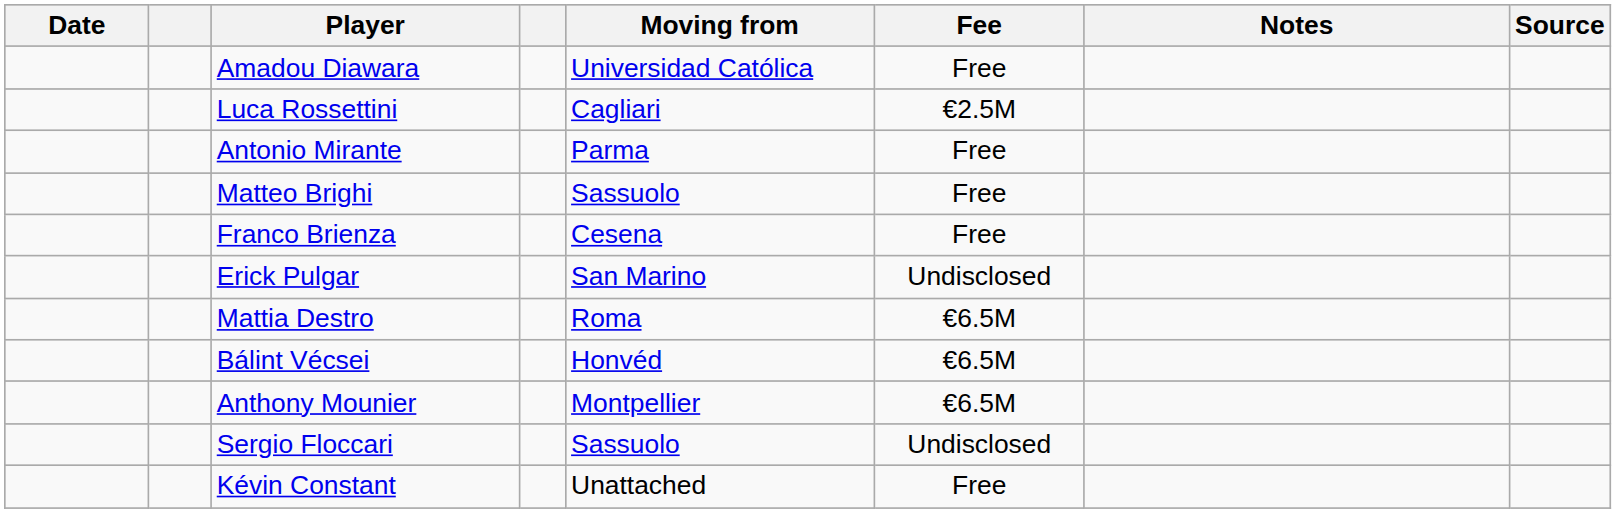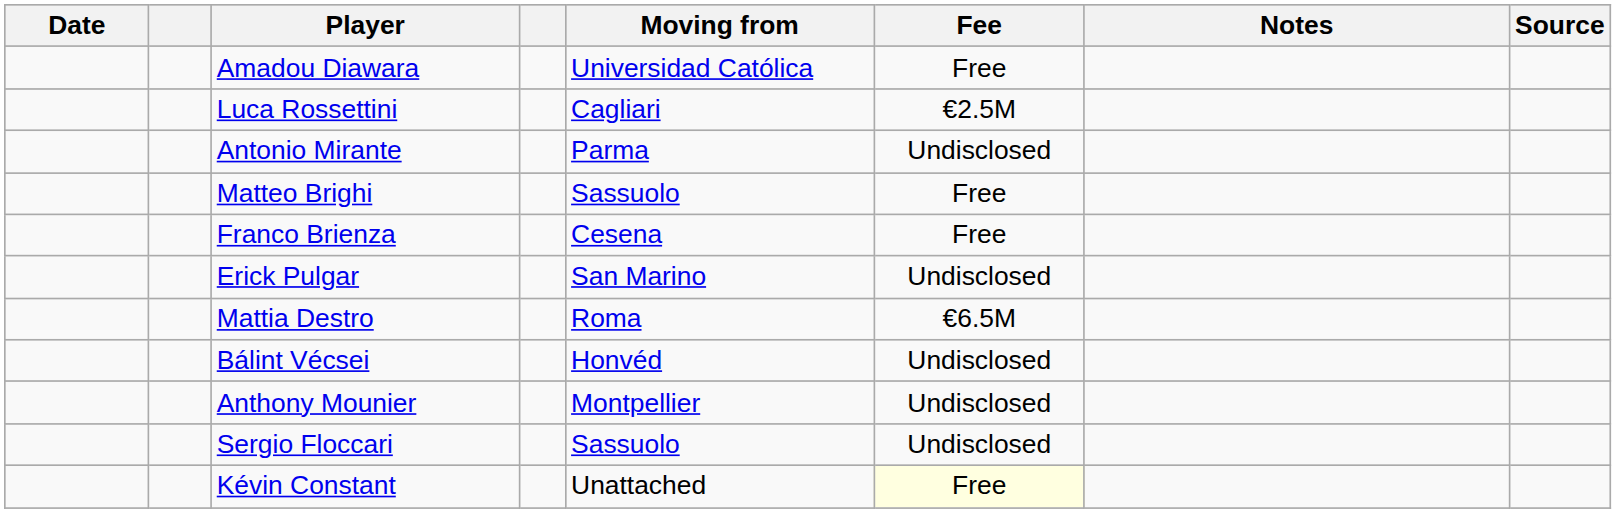(979, 151) Free -> (979, 151) Undisclosed
(979, 360) €6.5M -> (979, 360) Undisclosed
(979, 402) €6.5M -> (979, 402) Undisclosed
(979, 485) no background -> (979, 485) lightyellow background
